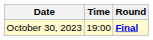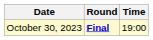columns swapped: (99, 12) <-> (131, 12)
